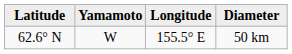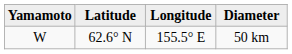columns swapped: (110, 15) <-> (40, 15)
